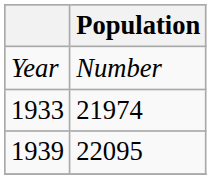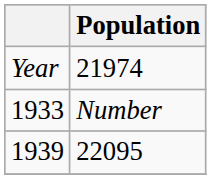(119, 67) Number -> (110, 67) 21974
(110, 109) 21974 -> (119, 109) Number
